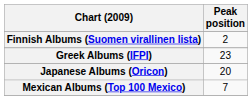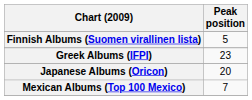(225, 39) 2 -> (225, 39) 5
